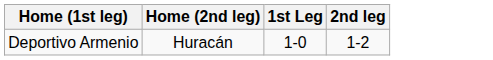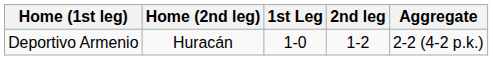+ column: (438, 17)
